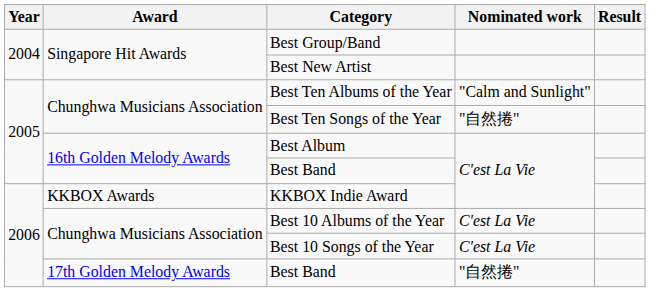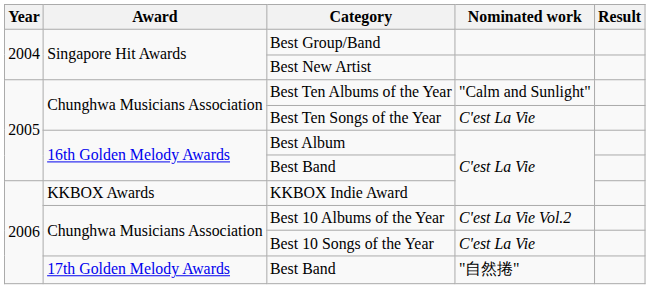(489, 118) "自然捲" -> (497, 117) C'est La Vie
(497, 221) C'est La Vie -> (515, 218) C'est La Vie Vol.2
